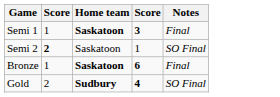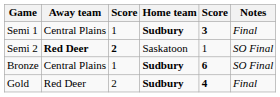+ column: (75, 13)
(99, 30) Saskatoon -> (163, 30) Sudbury
(99, 65) Saskatoon -> (163, 65) Sudbury
(178, 65) Final -> (253, 65) SO Final
(186, 83) SO Final -> (245, 83) Final
